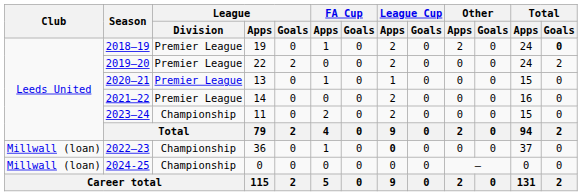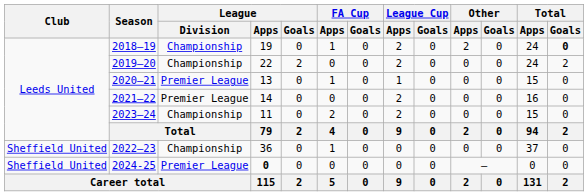(198, 47) Premier League -> (205, 47) Championship
(198, 64) Premier League -> (205, 64) Championship
(54, 148) Millwall (loan) -> (57, 148) Sheffield United
(393, 148) bold -> (399, 148) normal
(54, 165) Millwall (loan) -> (57, 165) Sheffield United
(198, 165) Championship -> (205, 165) Premier League
(260, 165) normal -> (266, 165) bold
